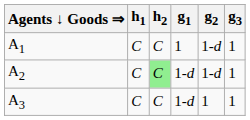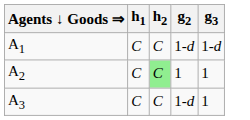- column: (184, 18)
(232, 46) 1 -> (211, 46) 1-d
(211, 73) 1-d -> (178, 73) 1
(205, 101) 1 -> (184, 101) 1-d
